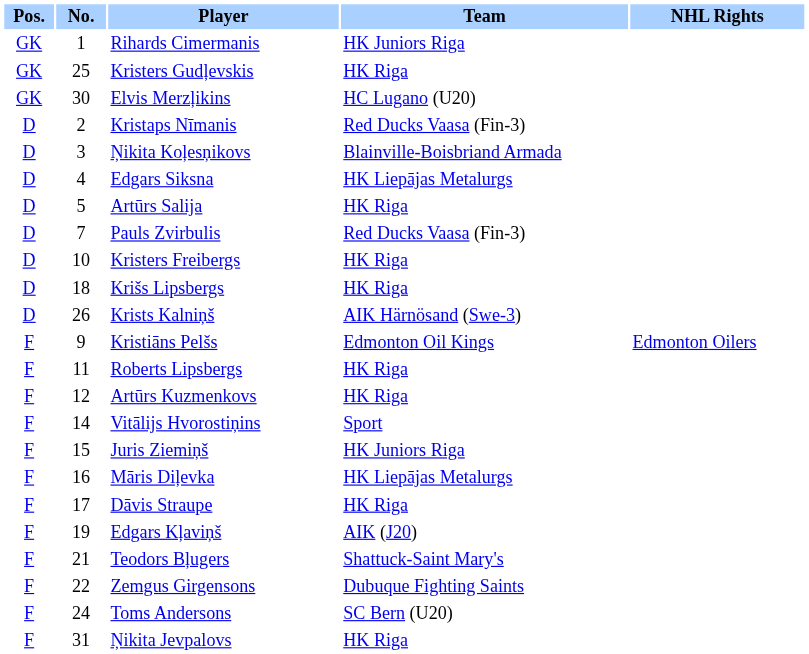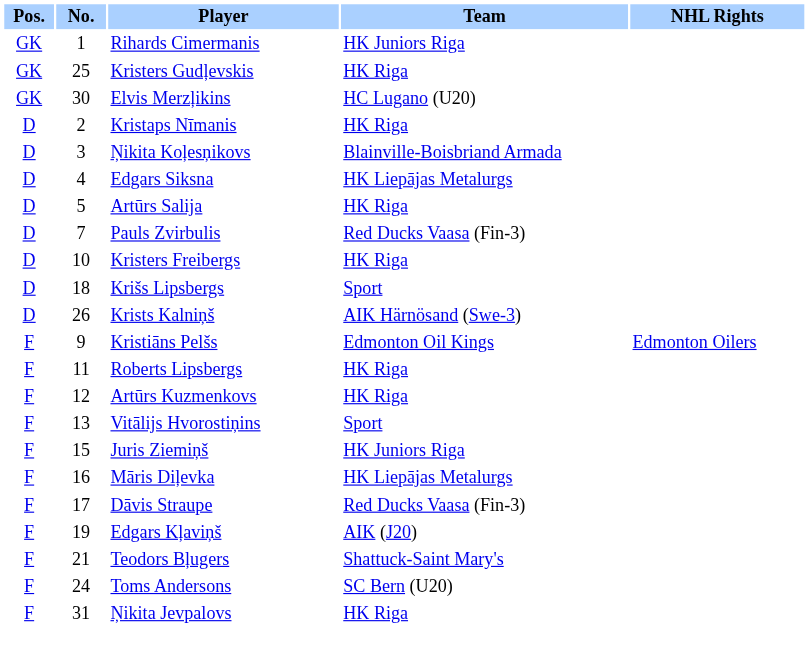(434, 125) Red Ducks Vaasa (Fin-3) -> (376, 125) HK Riga
(376, 287) HK Riga -> (363, 287) Sport
(81, 423) 14 -> (81, 423) 13
(376, 504) HK Riga -> (434, 504) Red Ducks Vaasa (Fin-3)
- row: (183, 586)
